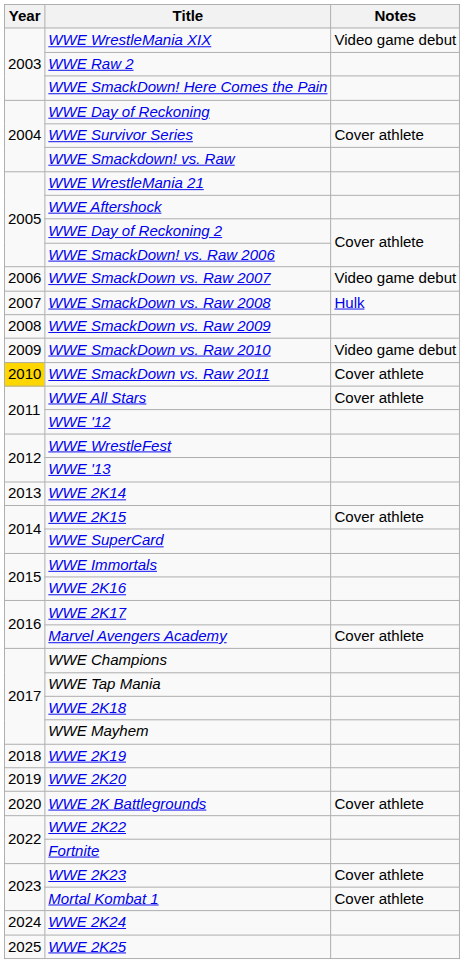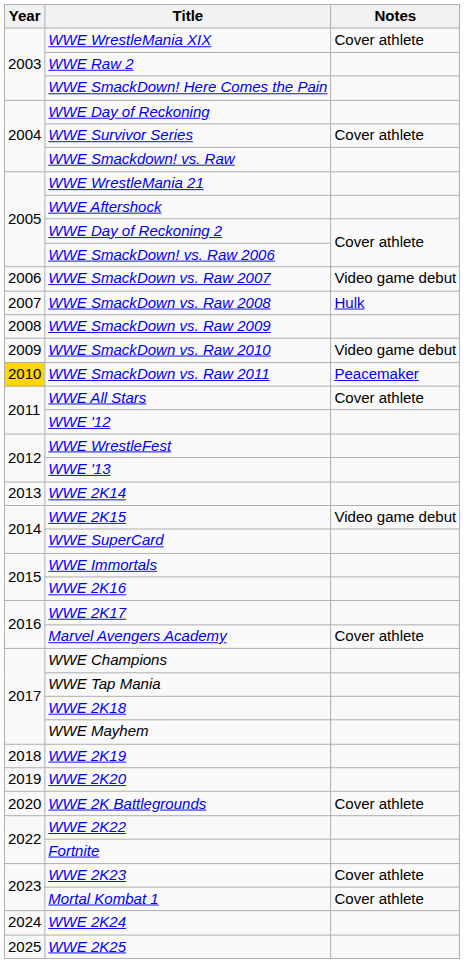(395, 40) Video game debut -> (379, 40) Cover athlete
(379, 374) Cover athlete -> (377, 374) Peacemaker
(379, 517) Cover athlete -> (395, 517) Video game debut
